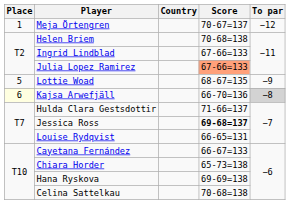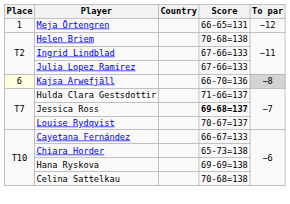(224, 26) 70-67=137 -> (224, 26) 66-65=131
(224, 67) lightsalmon background -> (224, 67) no background
- row: (65, 81)
(224, 137) 66-65=131 -> (224, 123) 70-67=137
